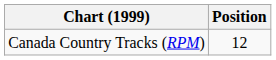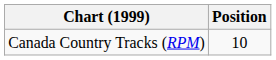(239, 42) 12 -> (239, 42) 10
